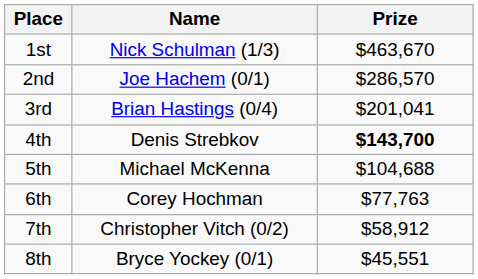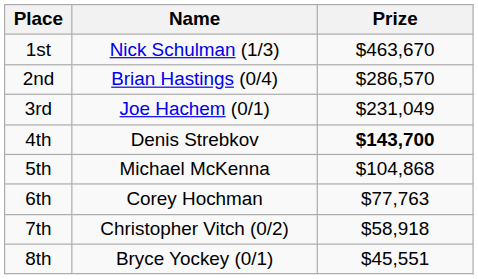(195, 79) Joe Hachem (0/1) -> (195, 79) Brian Hastings (0/4)
(195, 109) Brian Hastings (0/4) -> (195, 109) Joe Hachem (0/1)
(395, 109) $201,041 -> (395, 109) $231,049
(395, 169) $104,688 -> (395, 169) $104,868
(395, 229) $58,912 -> (395, 229) $58,918
